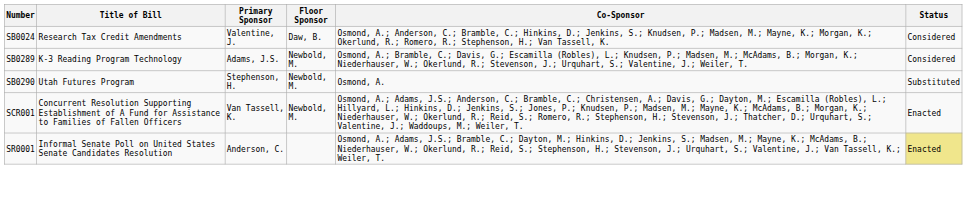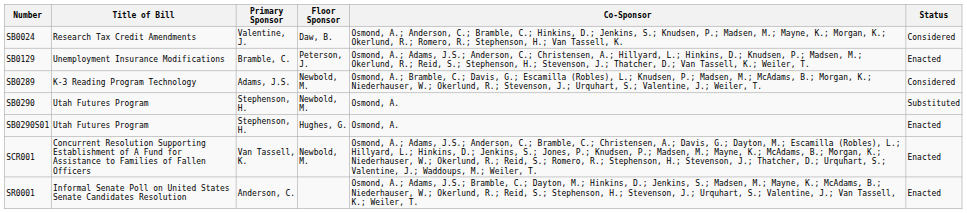+ row: (21, 59)
+ row: (28, 126)
(924, 149) khaki background -> (924, 193) no background
